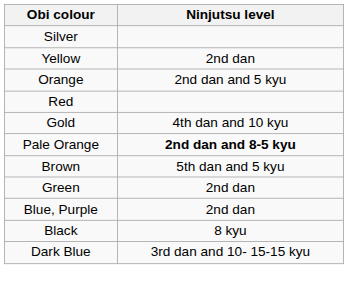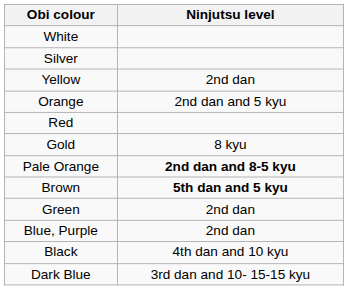+ row: (61, 36)
(230, 123) 4th dan and 10 kyu -> (230, 144) 8 kyu
(230, 166) normal -> (230, 187) bold
(230, 230) 8 kyu -> (230, 252) 4th dan and 10 kyu
